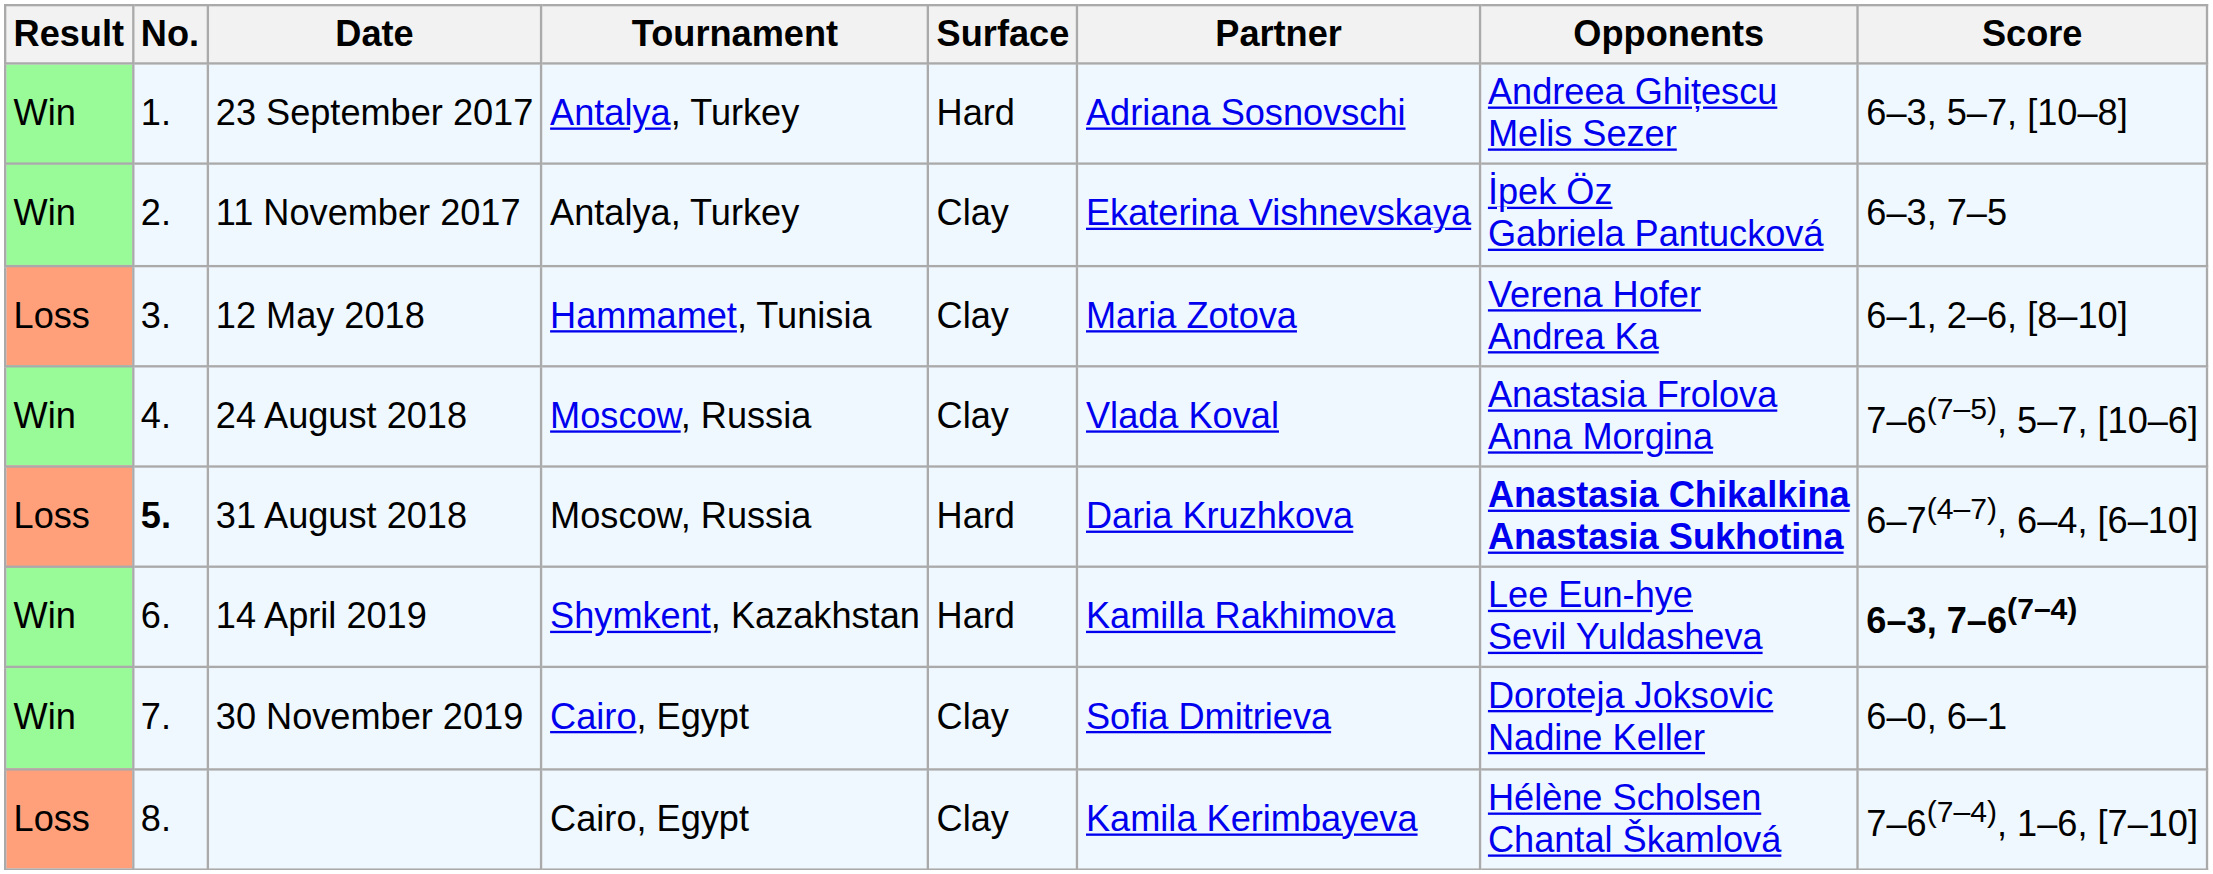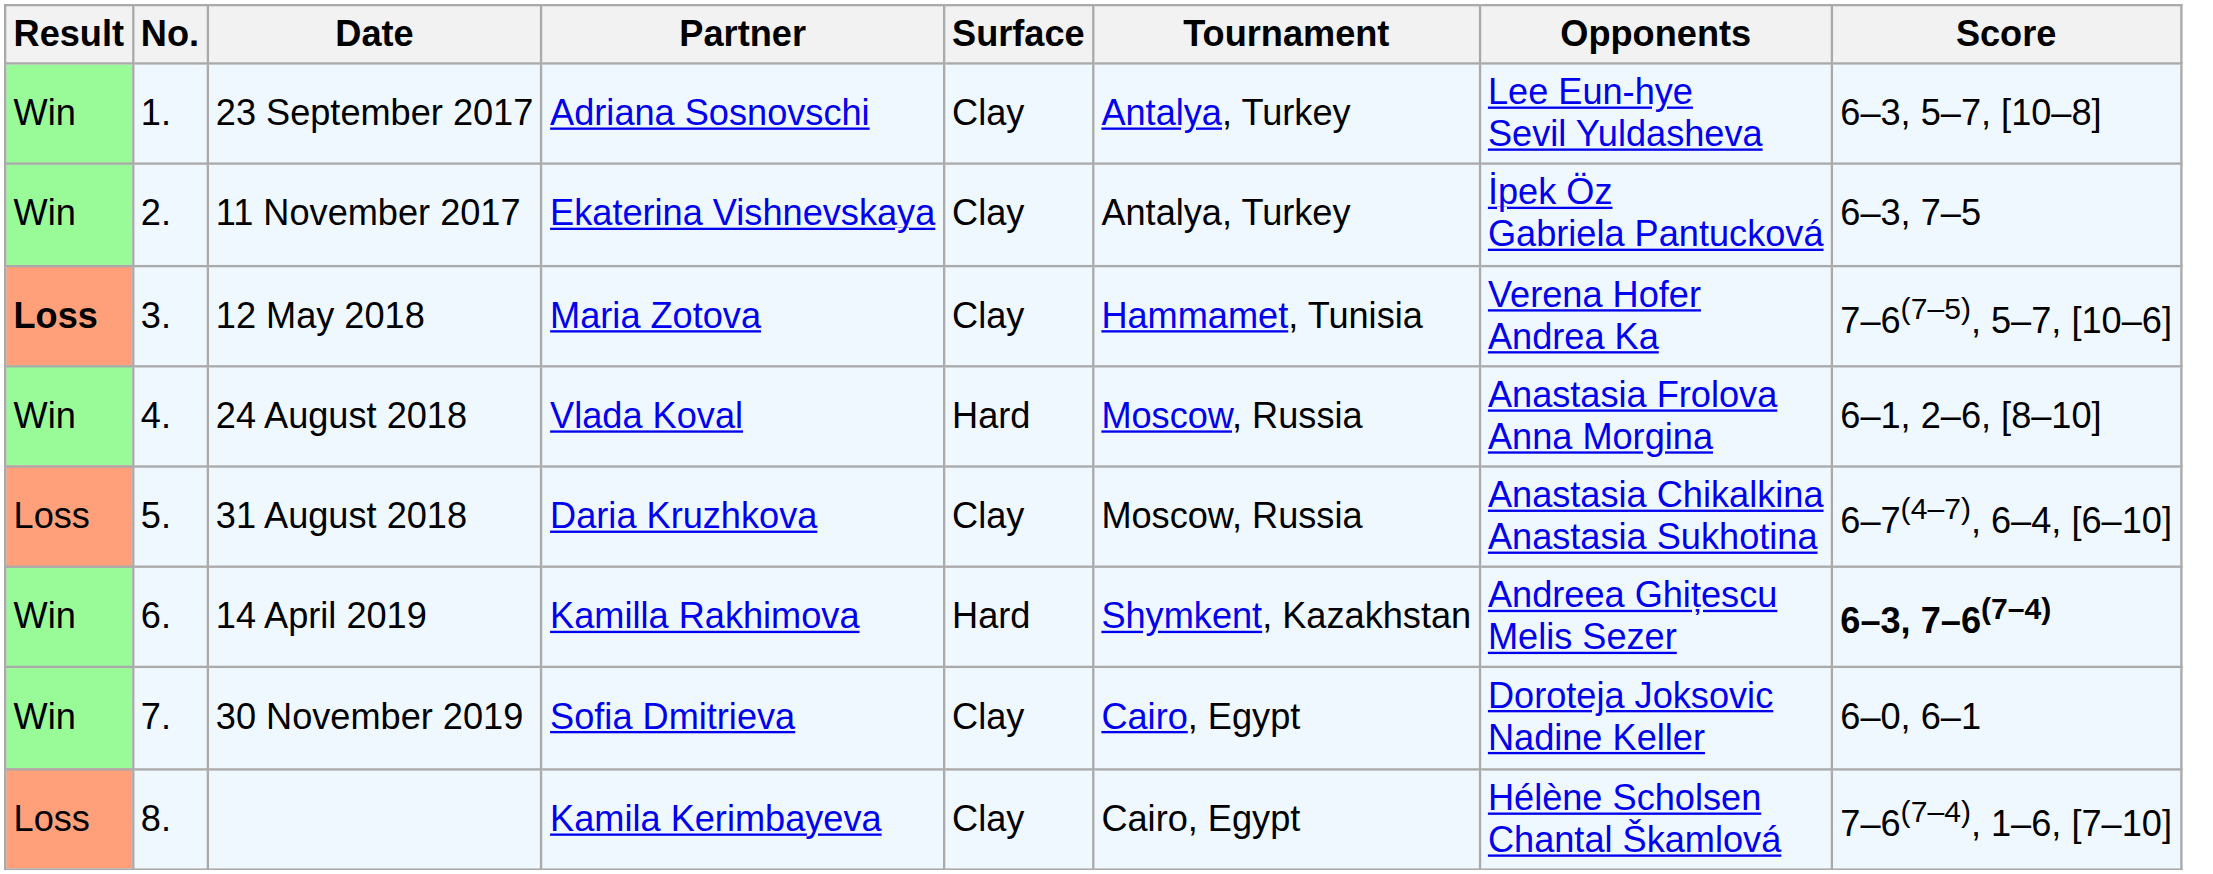columns swapped: (735, 33) <-> (1279, 33)
(976, 113) Hard -> (988, 113) Clay
(1633, 113) Andreea Ghițescu Melis Sezer -> (1625, 113) Lee Eun-hye Sevil Yuldasheva
(52, 314) normal -> (56, 314) bold
(1997, 314) 6–1, 2–6, [8–10] -> (2006, 314) 7–6(7–5), 5–7, [10–6]
(973, 414) Clay -> (991, 414) Hard
(2032, 414) 7–6(7–5), 5–7, [10–6] -> (1971, 414) 6–1, 2–6, [8–10]
(156, 515) bold -> (156, 515) normal
(976, 515) Hard -> (988, 515) Clay
(1669, 515) bold -> (1656, 515) normal
(1625, 616) Lee Eun-hye Sevil Yuldasheva -> (1633, 616) Andreea Ghițescu Melis Sezer
